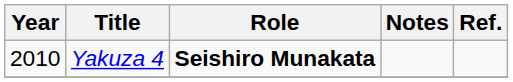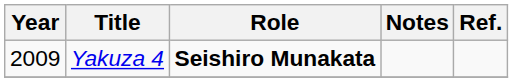(35, 58) 2010 -> (35, 58) 2009
